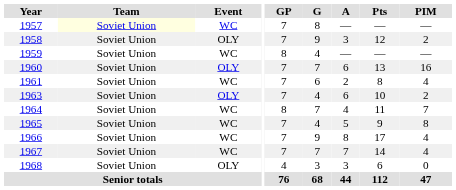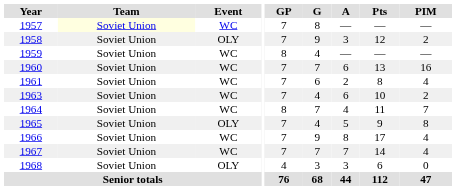(228, 67) OLY -> (228, 67) WC
(228, 95) OLY -> (228, 95) WC
(228, 123) WC -> (228, 123) OLY
